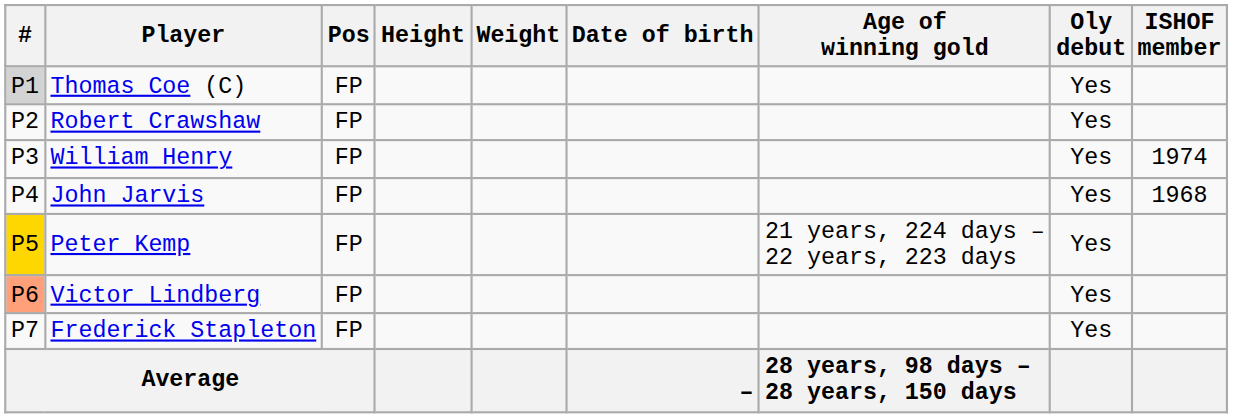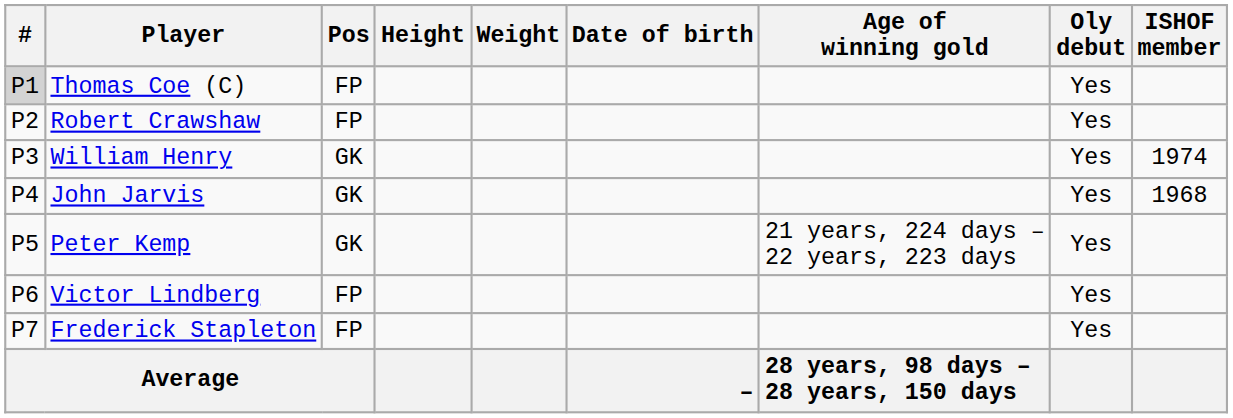(349, 159) FP -> (349, 159) GK
(349, 196) FP -> (349, 196) GK
(25, 245) gold background -> (25, 245) no background
(349, 245) FP -> (349, 245) GK
(25, 294) lightsalmon background -> (25, 294) no background
